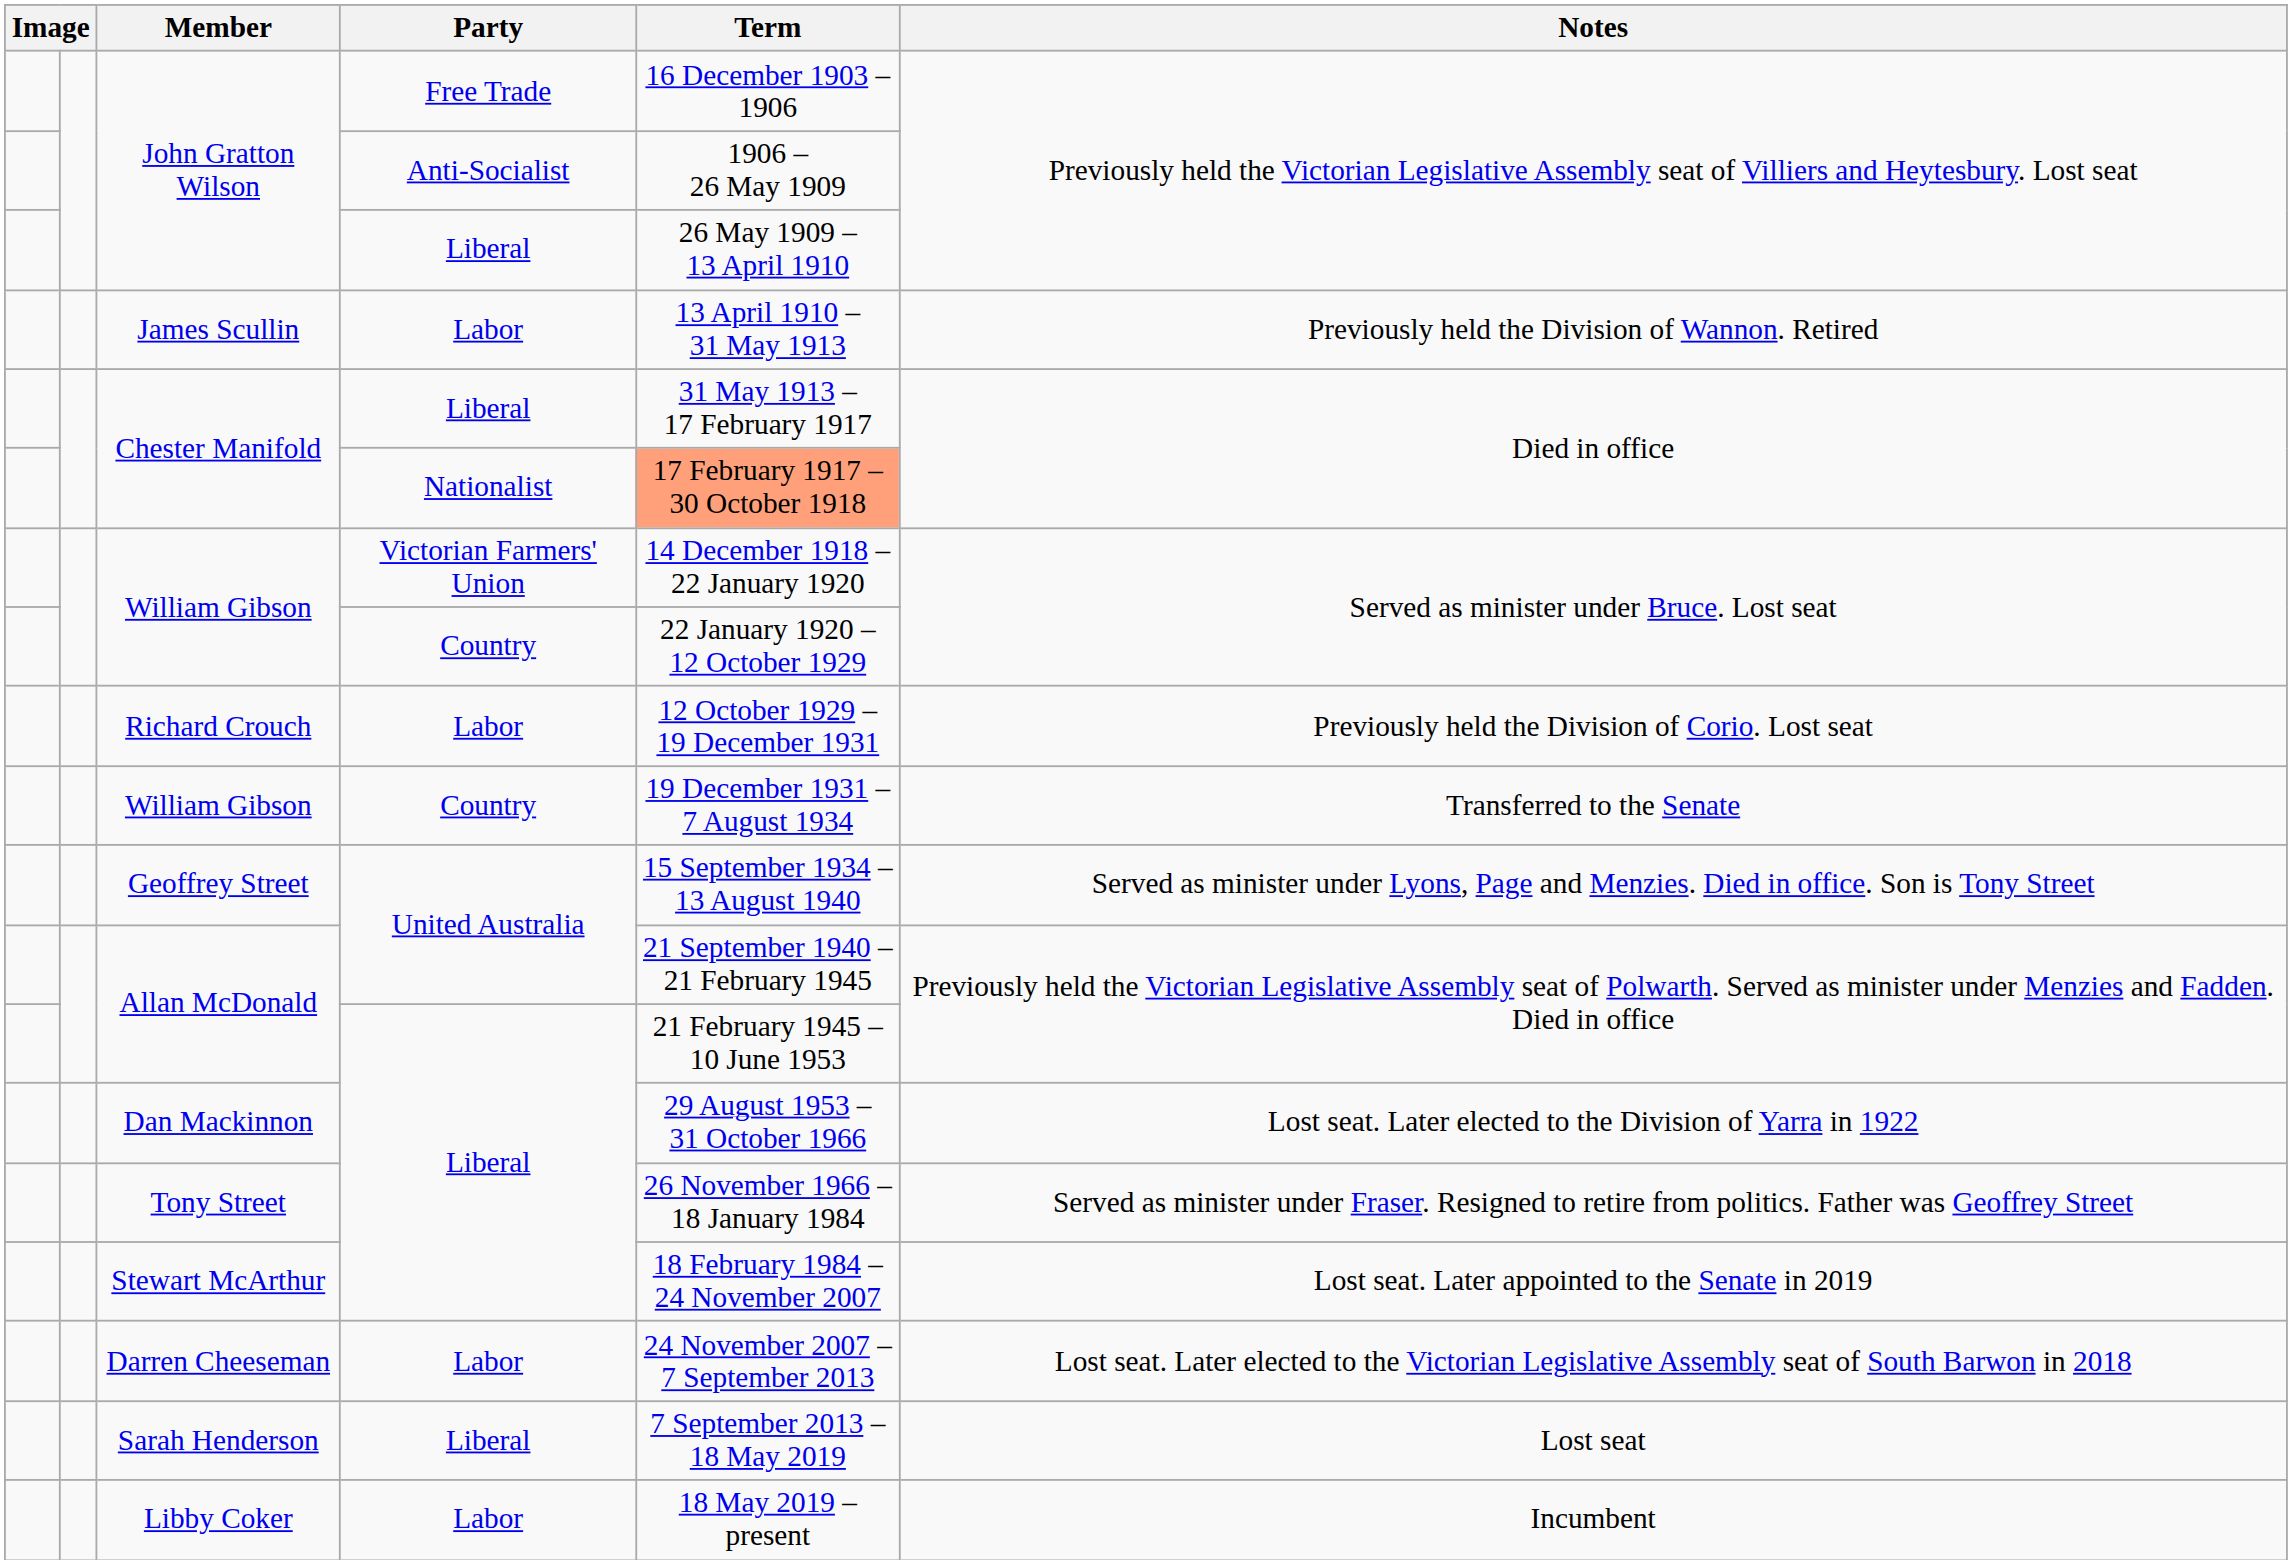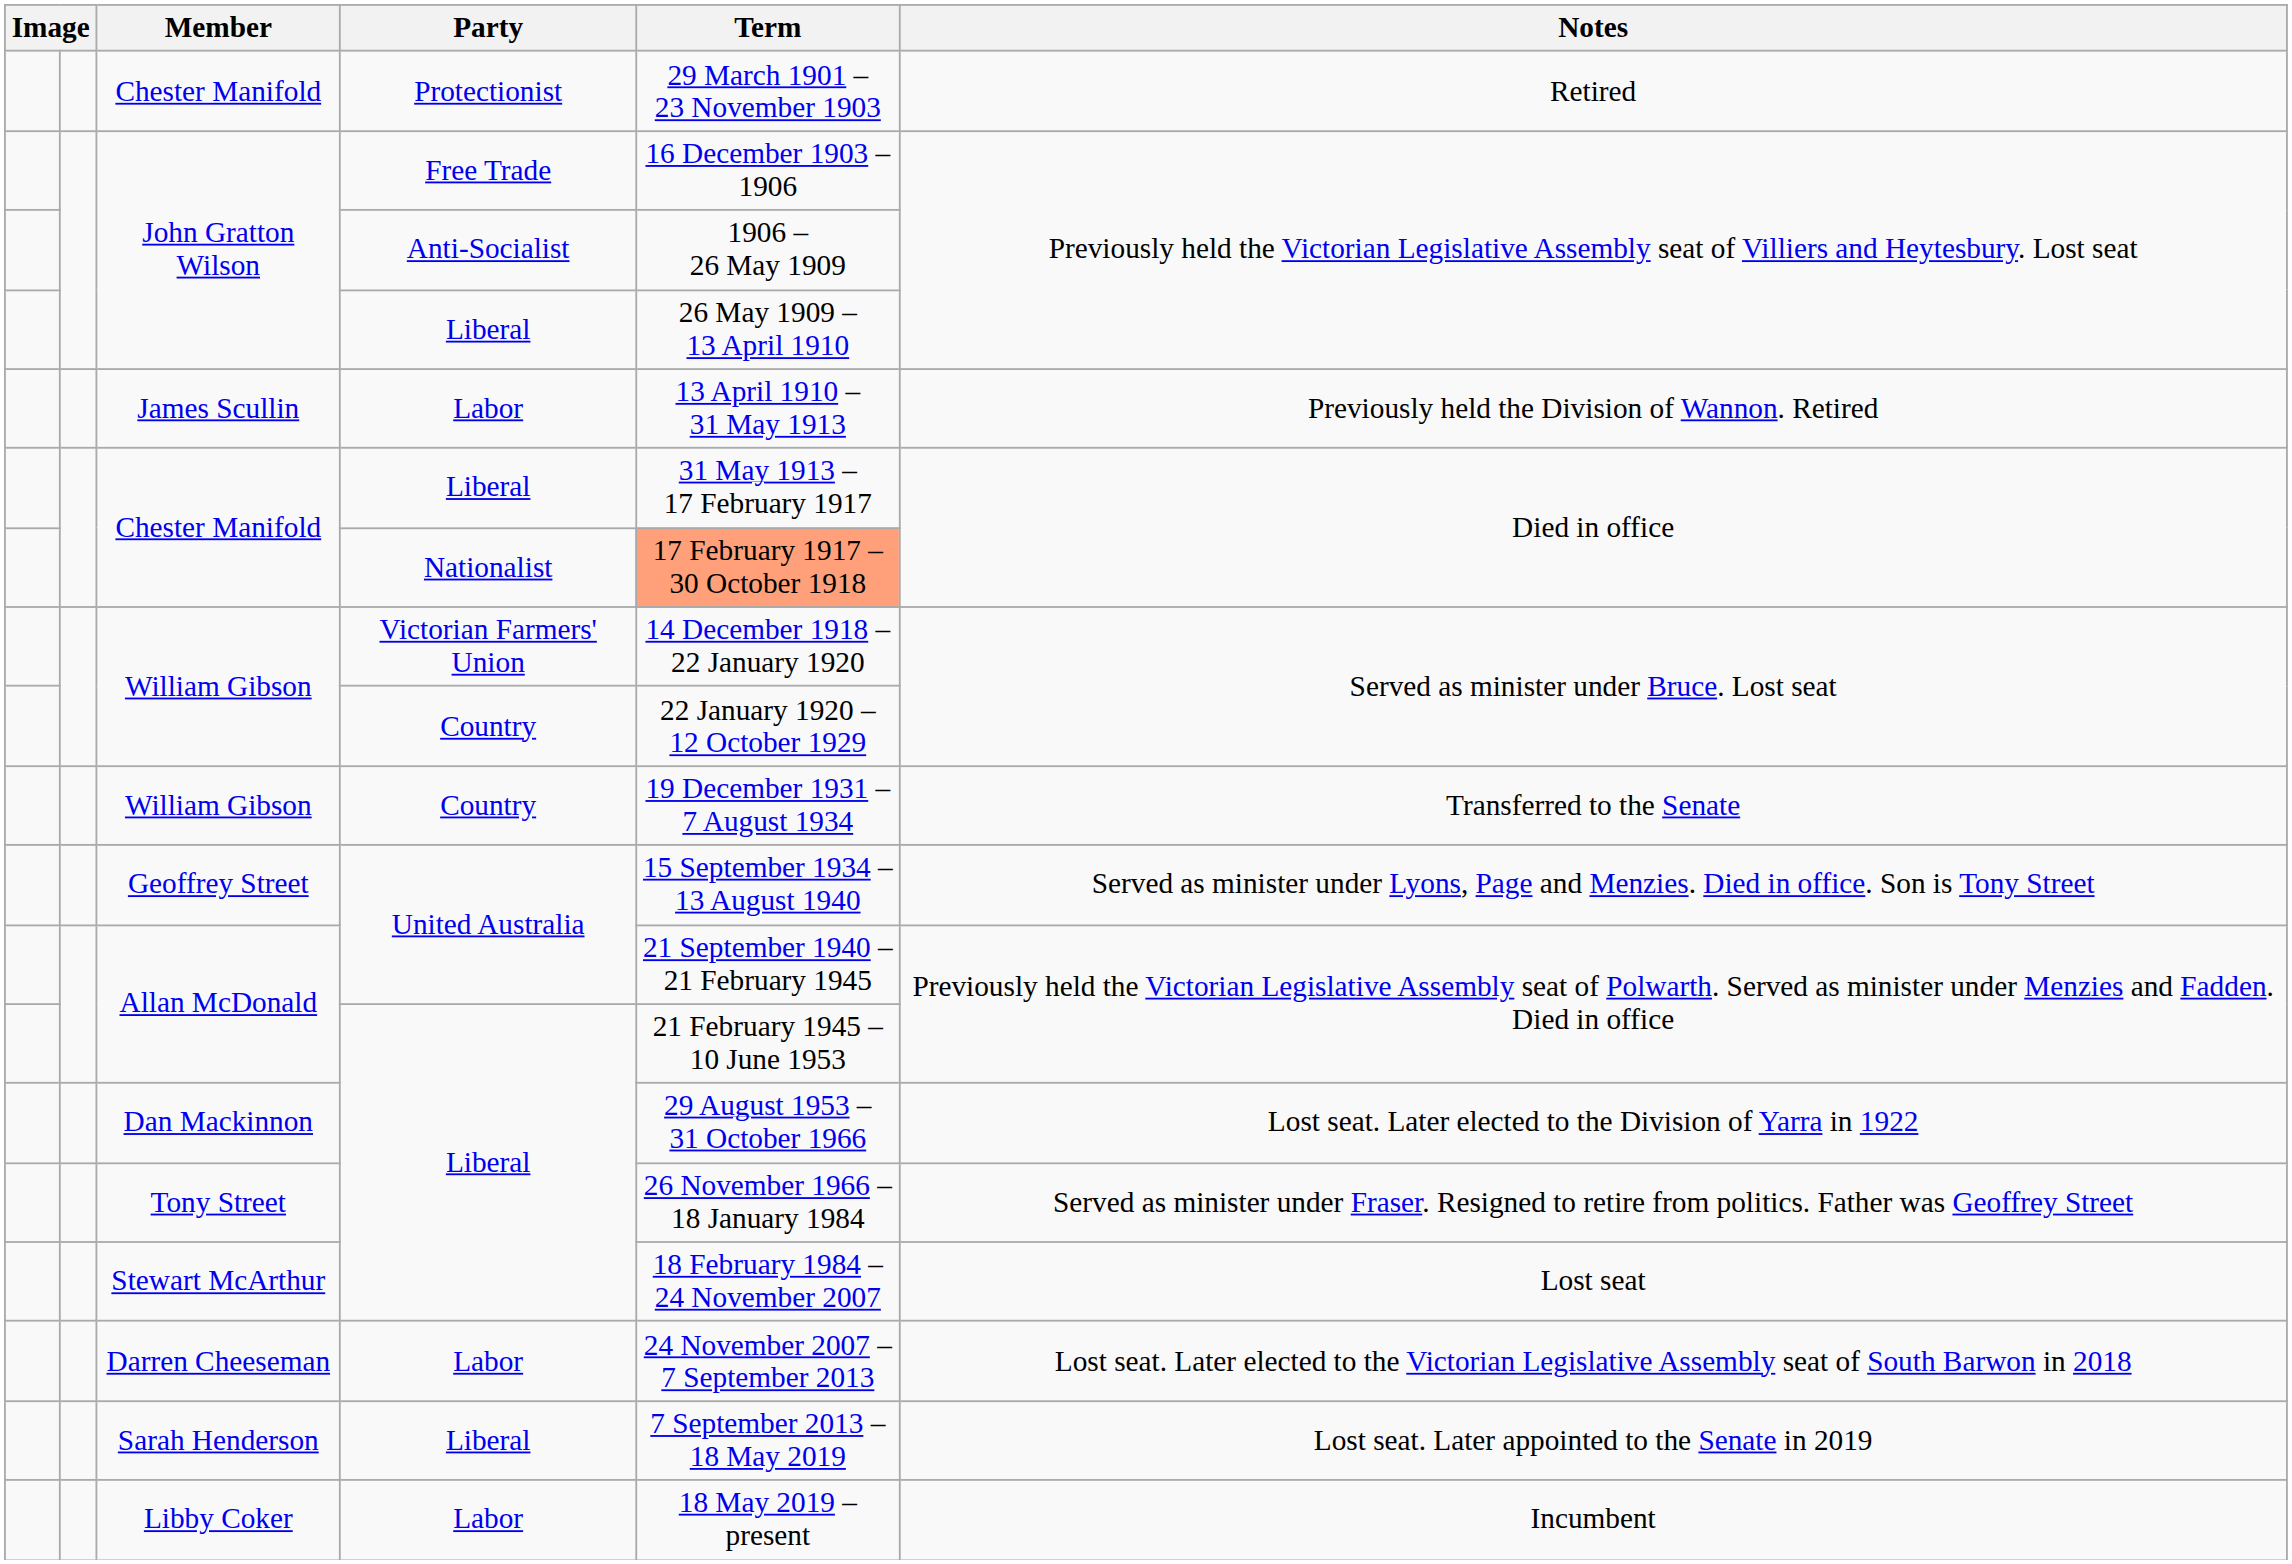+ row: (218, 90)
- row: (218, 725)
(1593, 1281) Lost seat. Later appointed to the Senate in 2019 -> (1593, 1281) Lost seat
(1593, 1440) Lost seat -> (1593, 1440) Lost seat. Later appointed to the Senate in 2019
